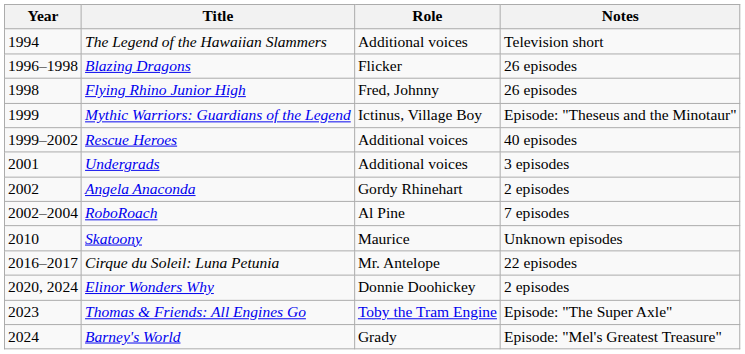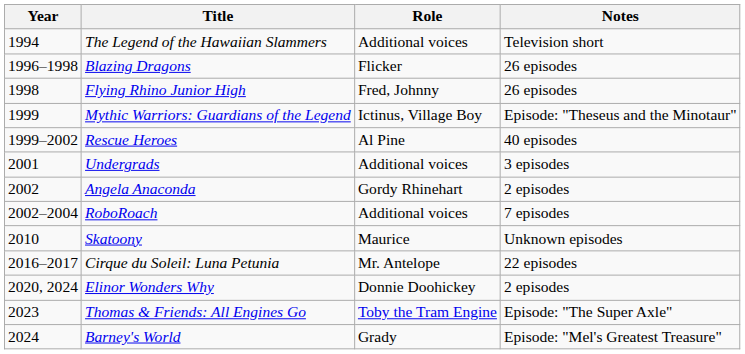(413, 139) Additional voices -> (381, 139) Al Pine
(381, 213) Al Pine -> (413, 213) Additional voices
